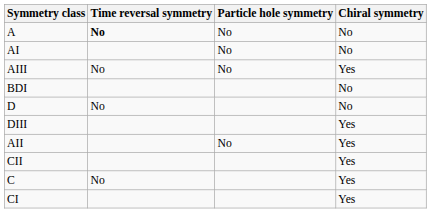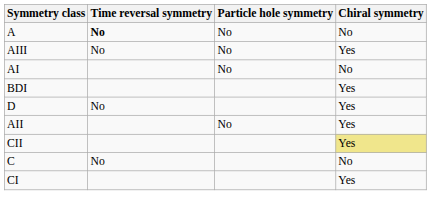rows swapped: (17, 69) <-> (13, 50)
(346, 87) No -> (347, 87) Yes
(346, 106) No -> (347, 106) Yes
- row: (17, 124)
(347, 161) no background -> (347, 143) khaki background
(347, 180) Yes -> (346, 161) No
